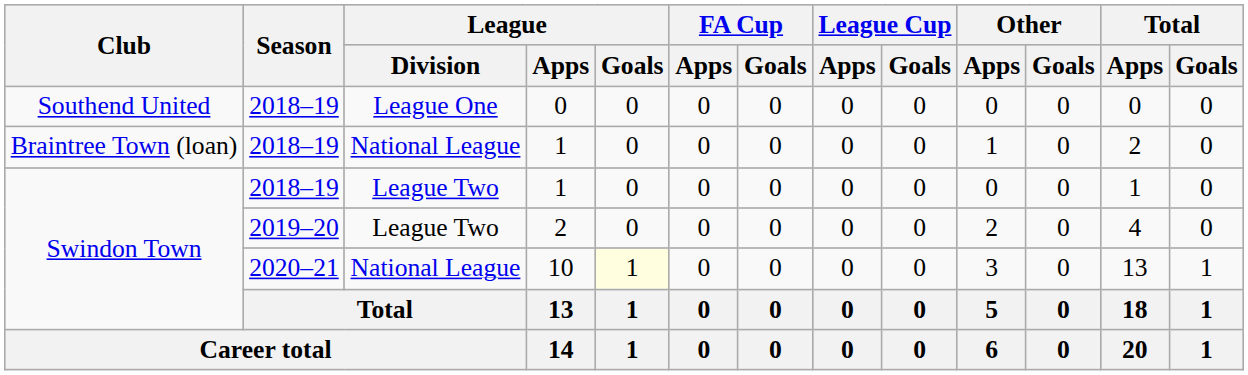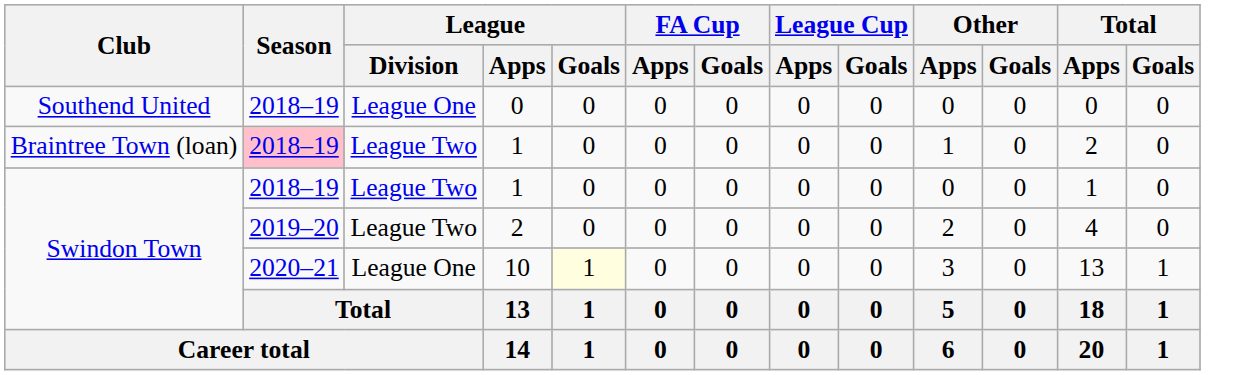(294, 146) no background -> (294, 146) pink background
(435, 146) National League -> (414, 146) League Two
(435, 268) National League -> (414, 268) League One
